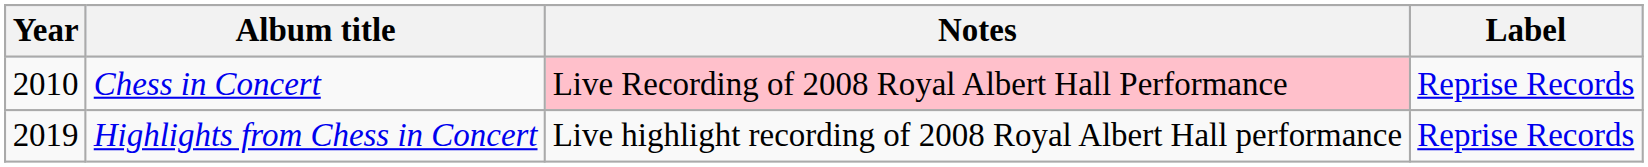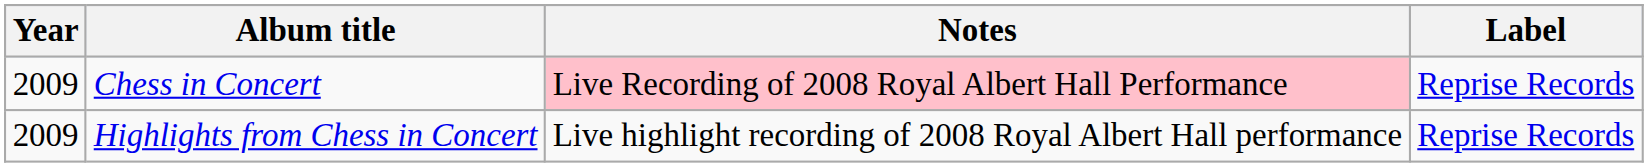(46, 82) 2010 -> (46, 82) 2009
(46, 135) 2019 -> (46, 135) 2009
